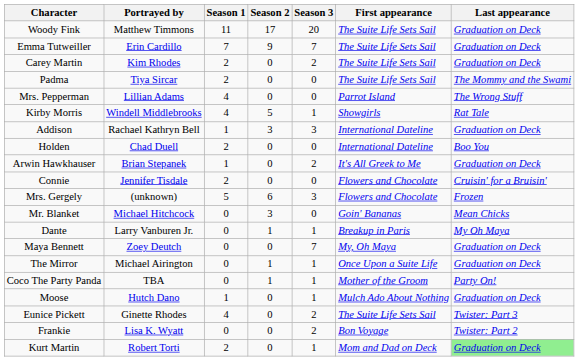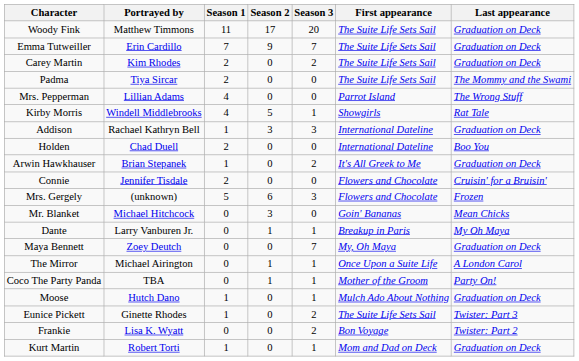(497, 264) Graduation on Deck -> (488, 264) A London Carol
(226, 314) 4 -> (226, 314) 1
(226, 347) 2 -> (226, 347) 1
(497, 347) lightgreen background -> (497, 347) no background
